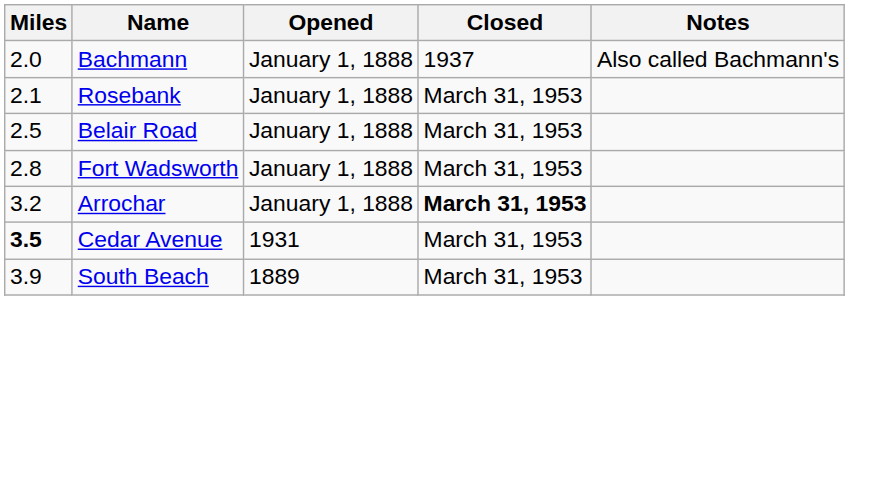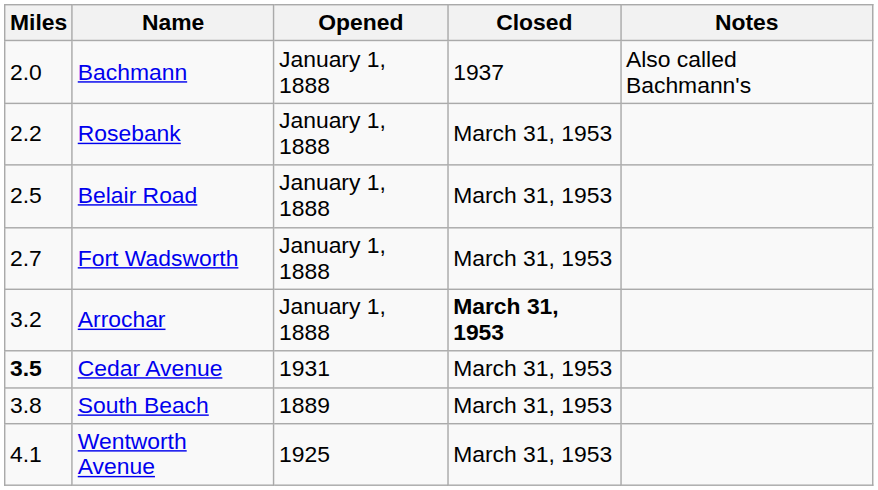(26, 95) 2.1 -> (26, 133) 2.2
(26, 167) 2.8 -> (26, 257) 2.7
(26, 276) 3.9 -> (26, 405) 3.8
+ row: (132, 454)
